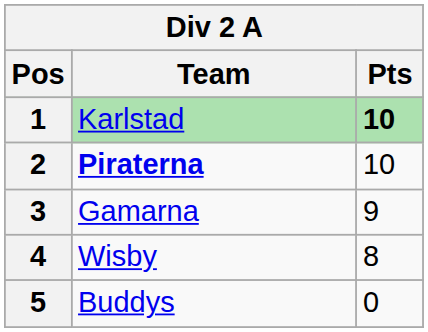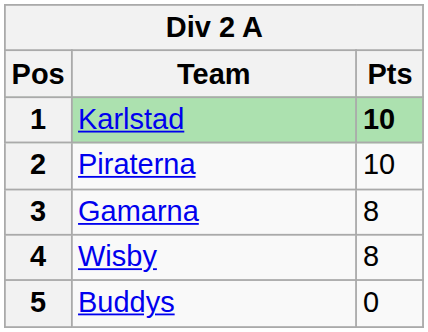(141, 165) bold -> (137, 165) normal
(371, 211) 9 -> (371, 211) 8
